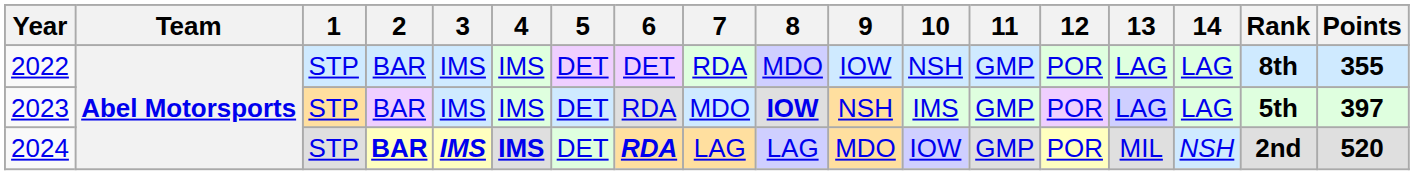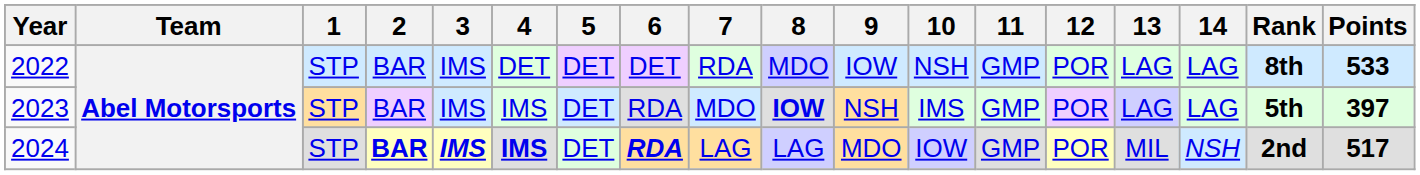(521, 66) IMS -> (524, 66) DET
(1362, 66) 355 -> (1368, 66) 533
(1362, 148) 520 -> (1368, 148) 517
